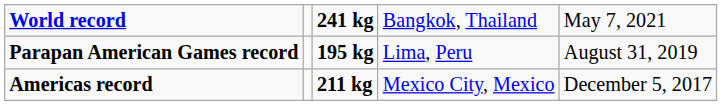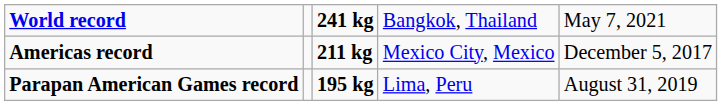rows swapped: (154, 52) <-> (81, 84)
